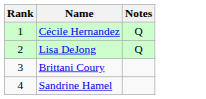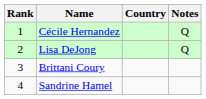+ column: (146, 13)
